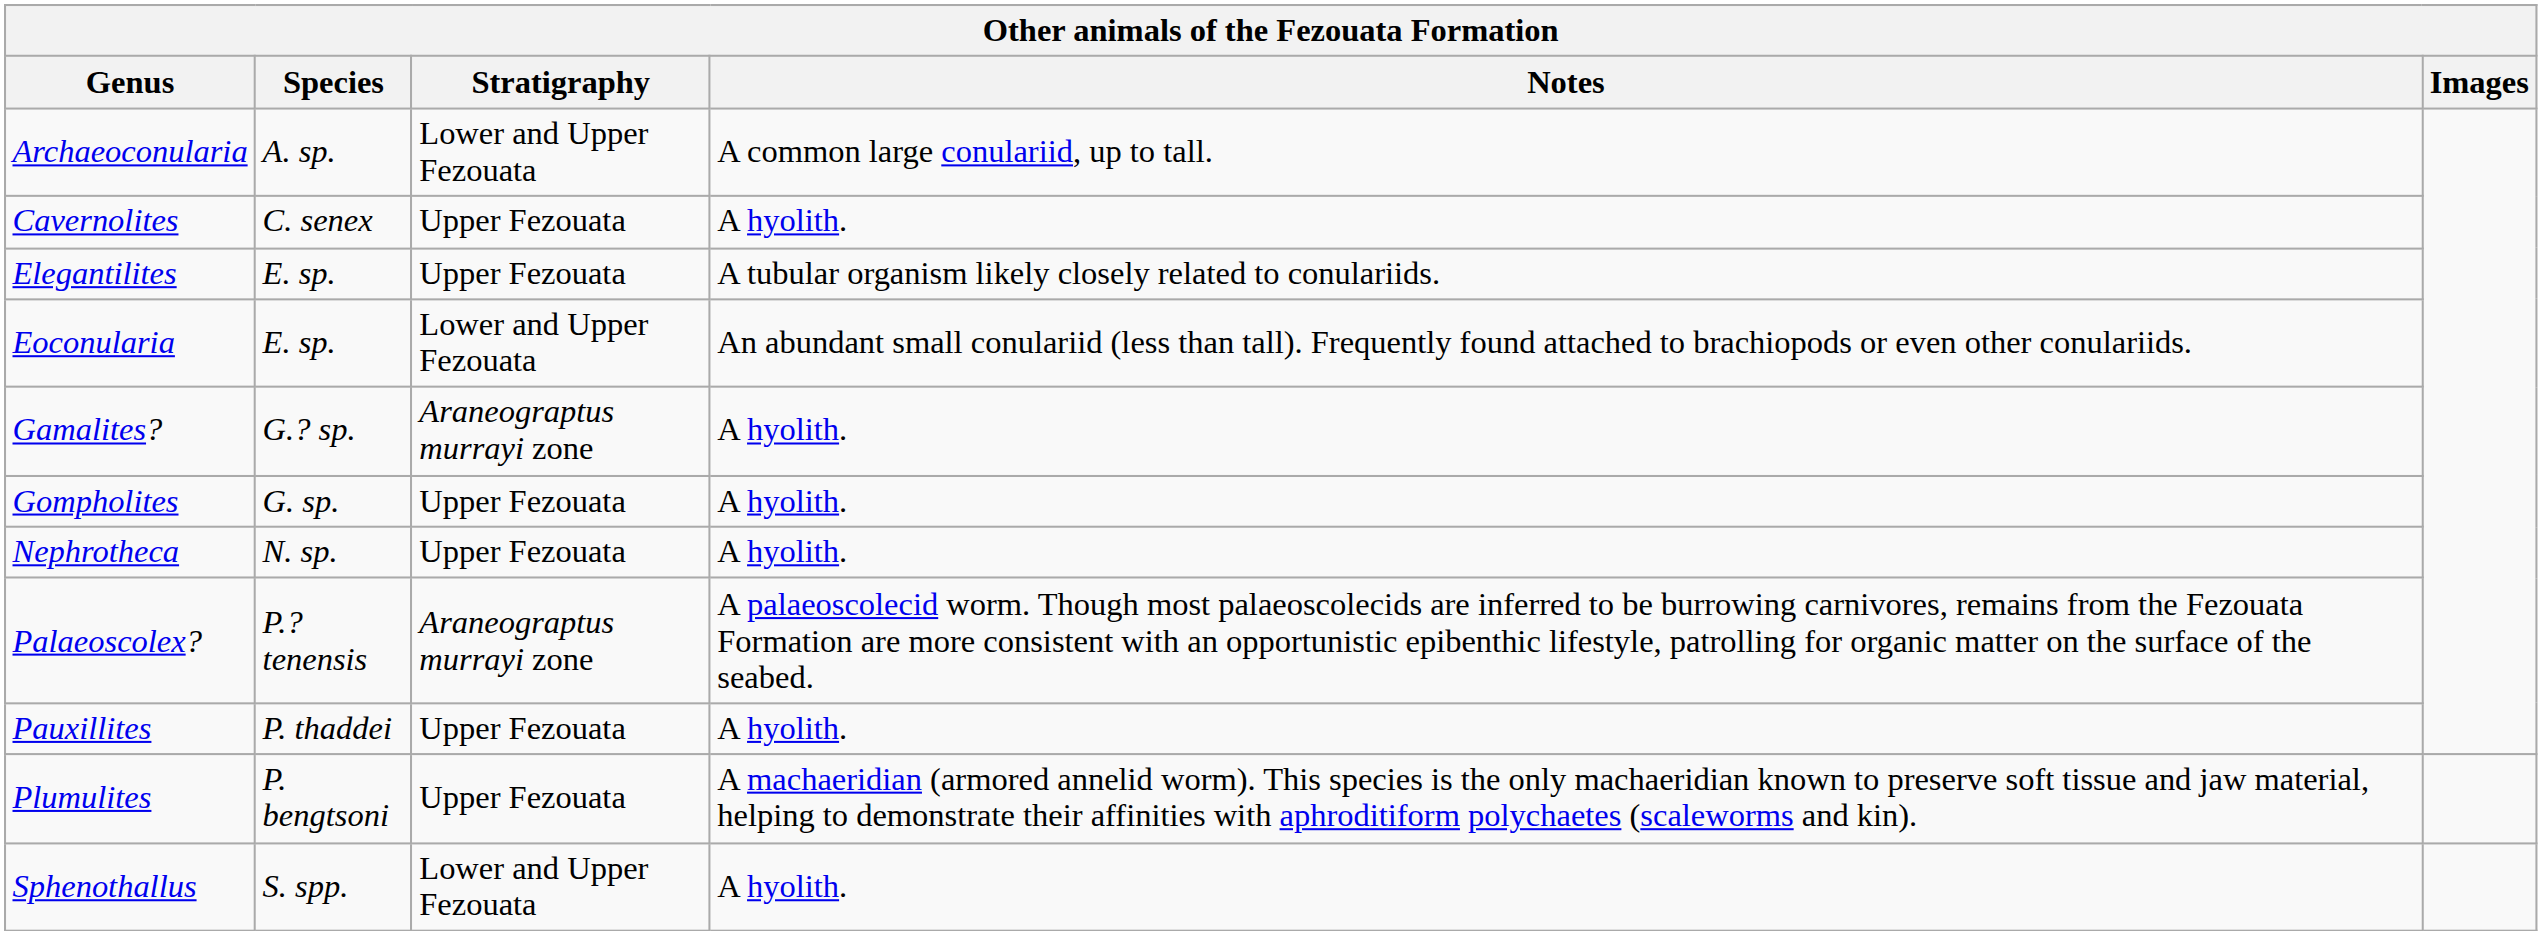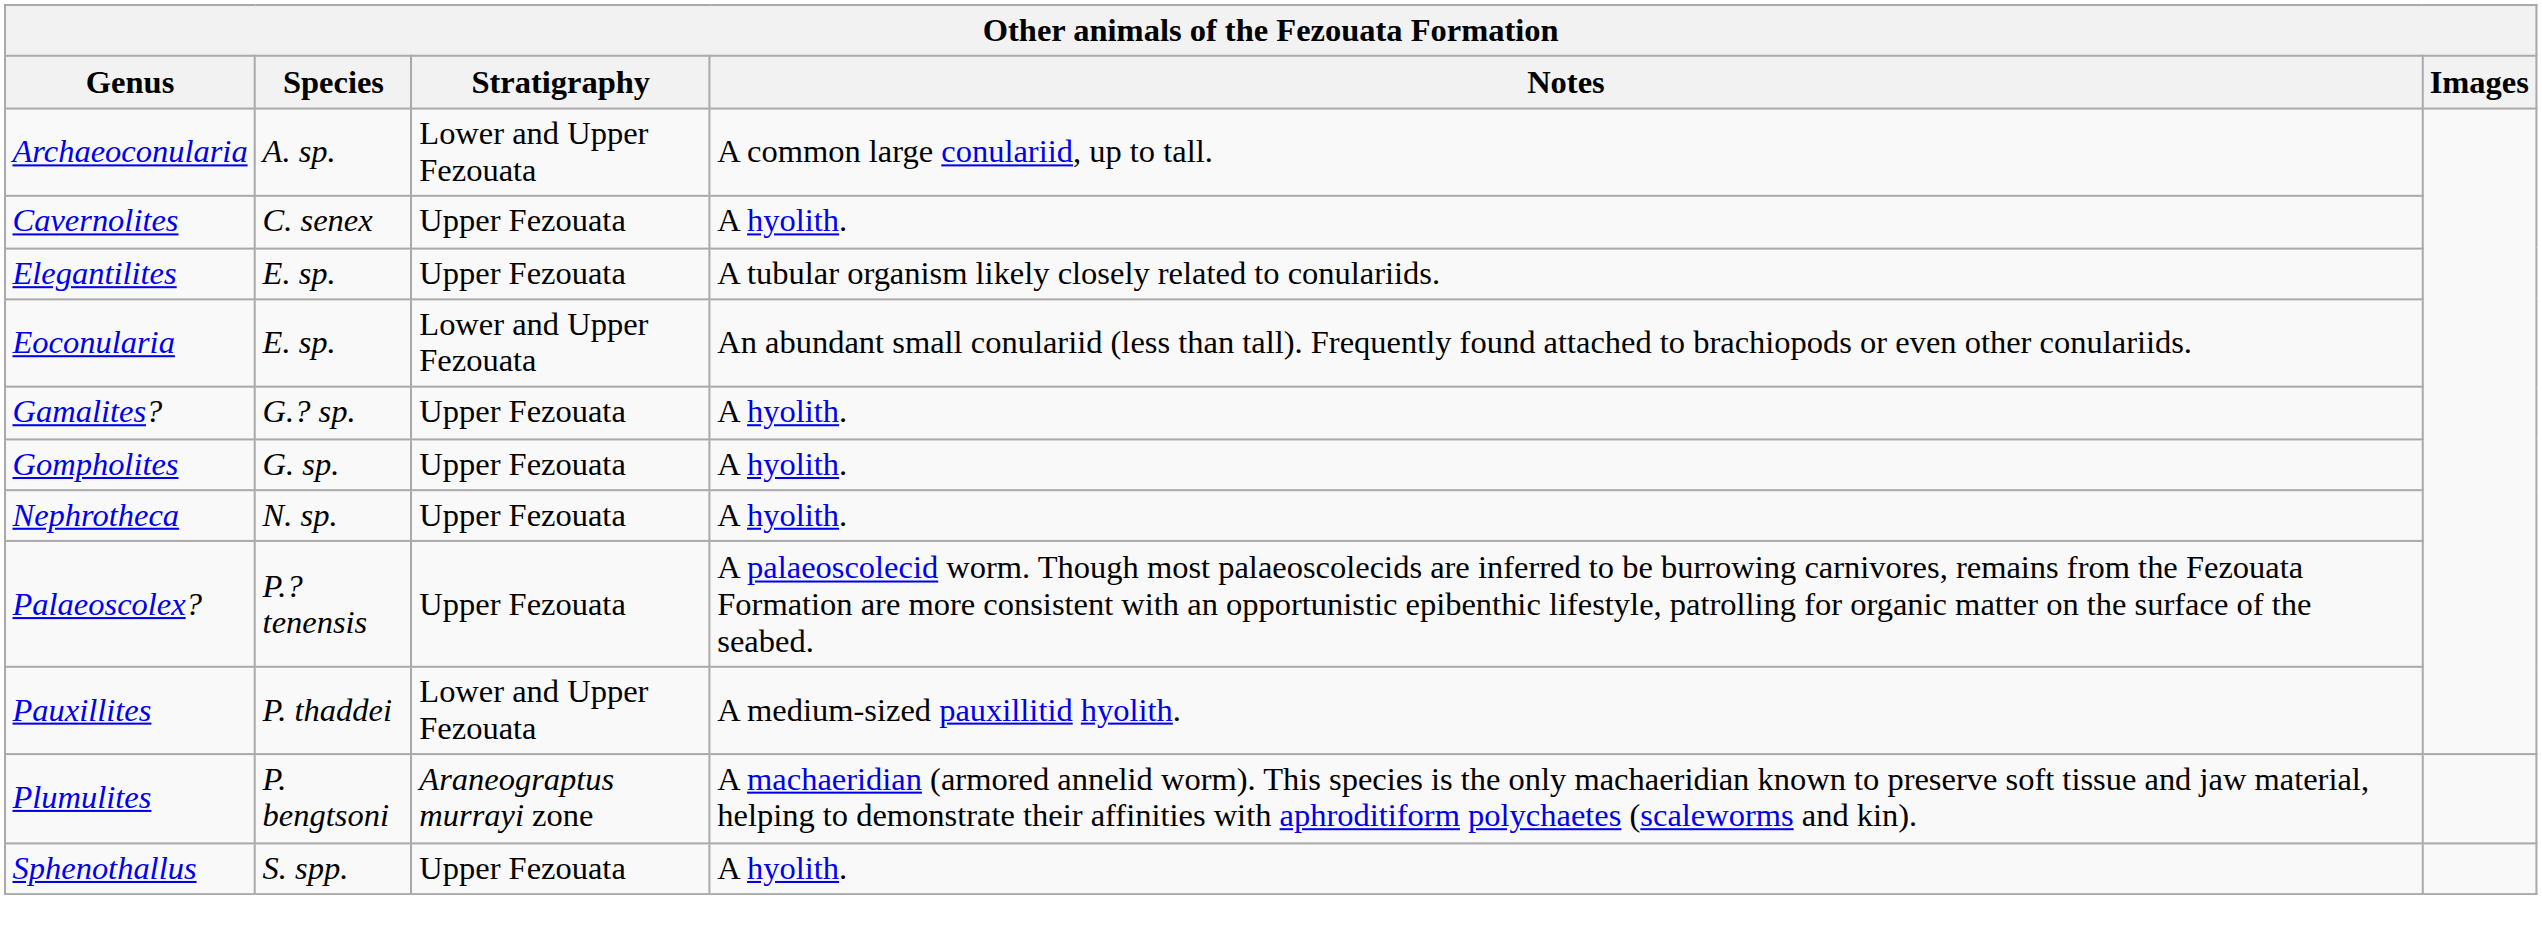(517, 430) Araneograptus murrayi zone -> (523, 412) Upper Fezouata
(517, 640) Araneograptus murrayi zone -> (523, 603) Upper Fezouata
(523, 728) Upper Fezouata -> (534, 709) Lower and Upper Fezouata
(782, 728) A hyolith. -> (949, 709) A medium-sized pauxillitid hyolith.
(523, 797) Upper Fezouata -> (517, 797) Araneograptus murrayi zone
(534, 885) Lower and Upper Fezouata -> (523, 867) Upper Fezouata
